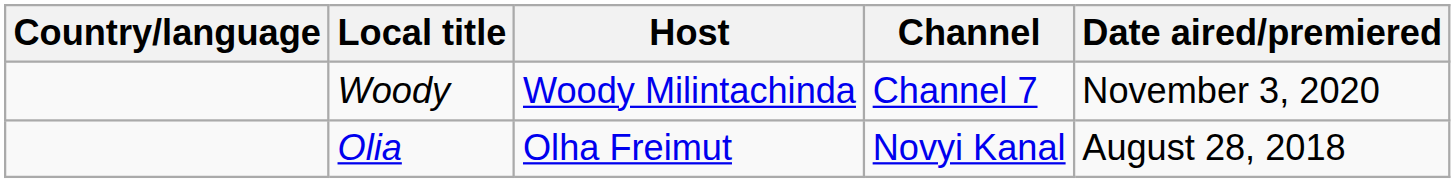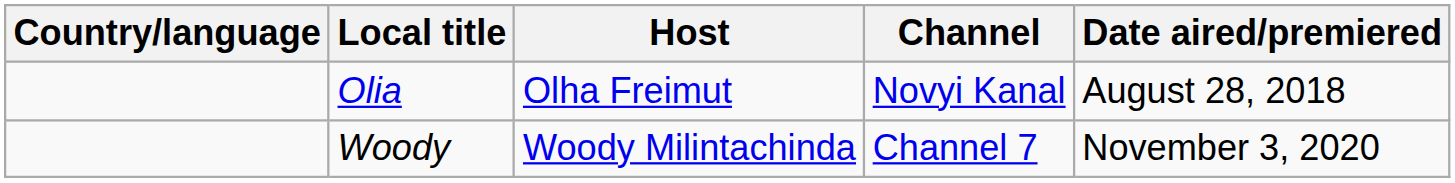rows swapped: (370, 147) <-> (394, 90)
